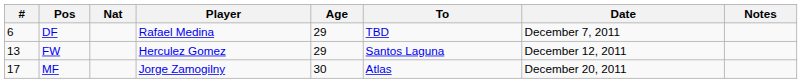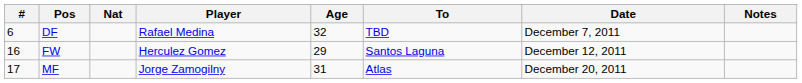(320, 32) 29 -> (320, 32) 32
(14, 51) 13 -> (14, 51) 16
(320, 69) 30 -> (320, 69) 31
